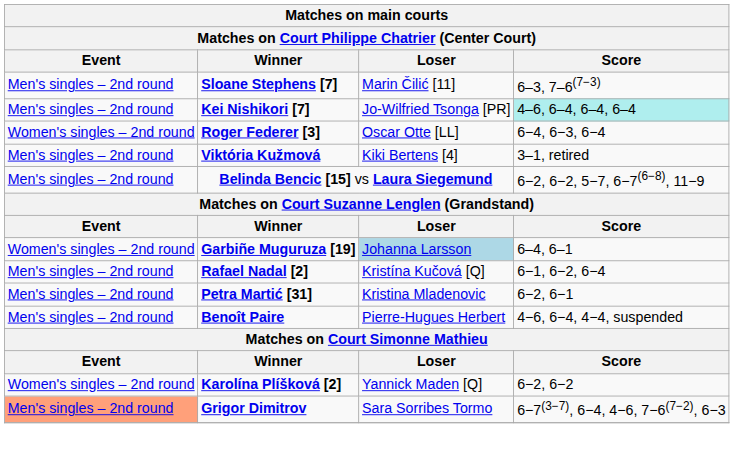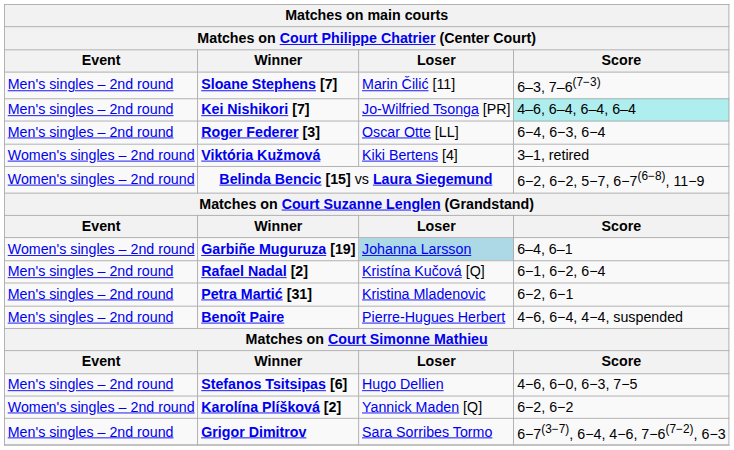(101, 132) Women's singles – 2nd round -> (91, 132) Men's singles – 2nd round
(91, 155) Men's singles – 2nd round -> (101, 155) Women's singles – 2nd round
(91, 179) Men's singles – 2nd round -> (101, 179) Women's singles – 2nd round
+ row: (274, 384)
(91, 409) lightsalmon background -> (91, 431) no background
